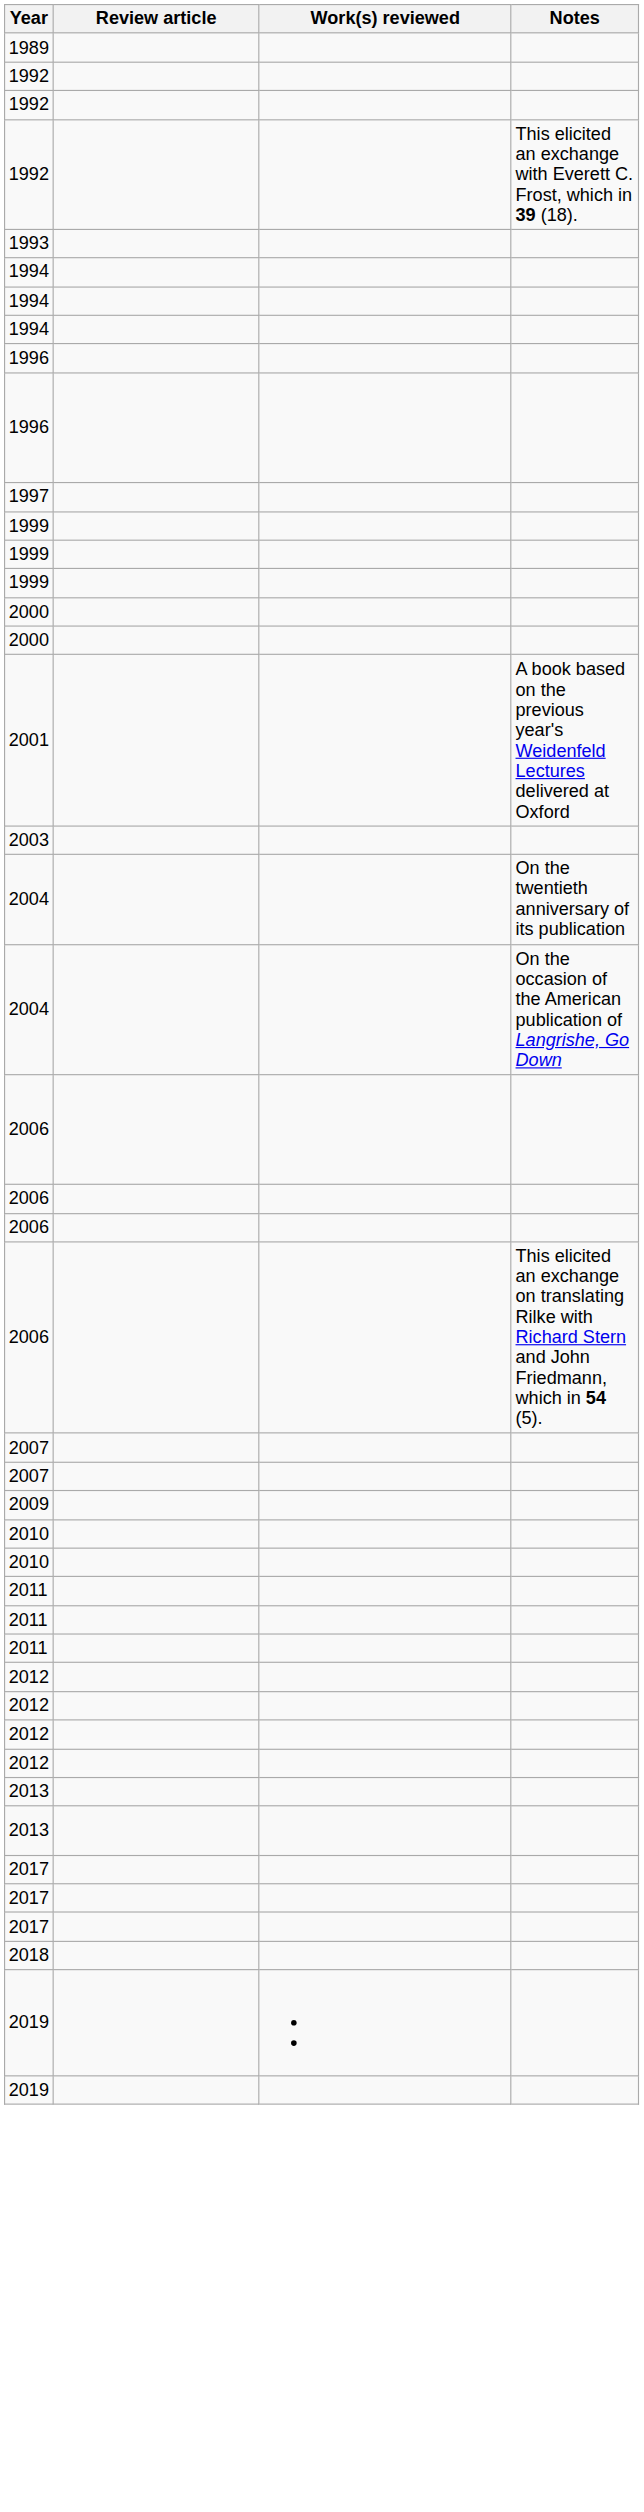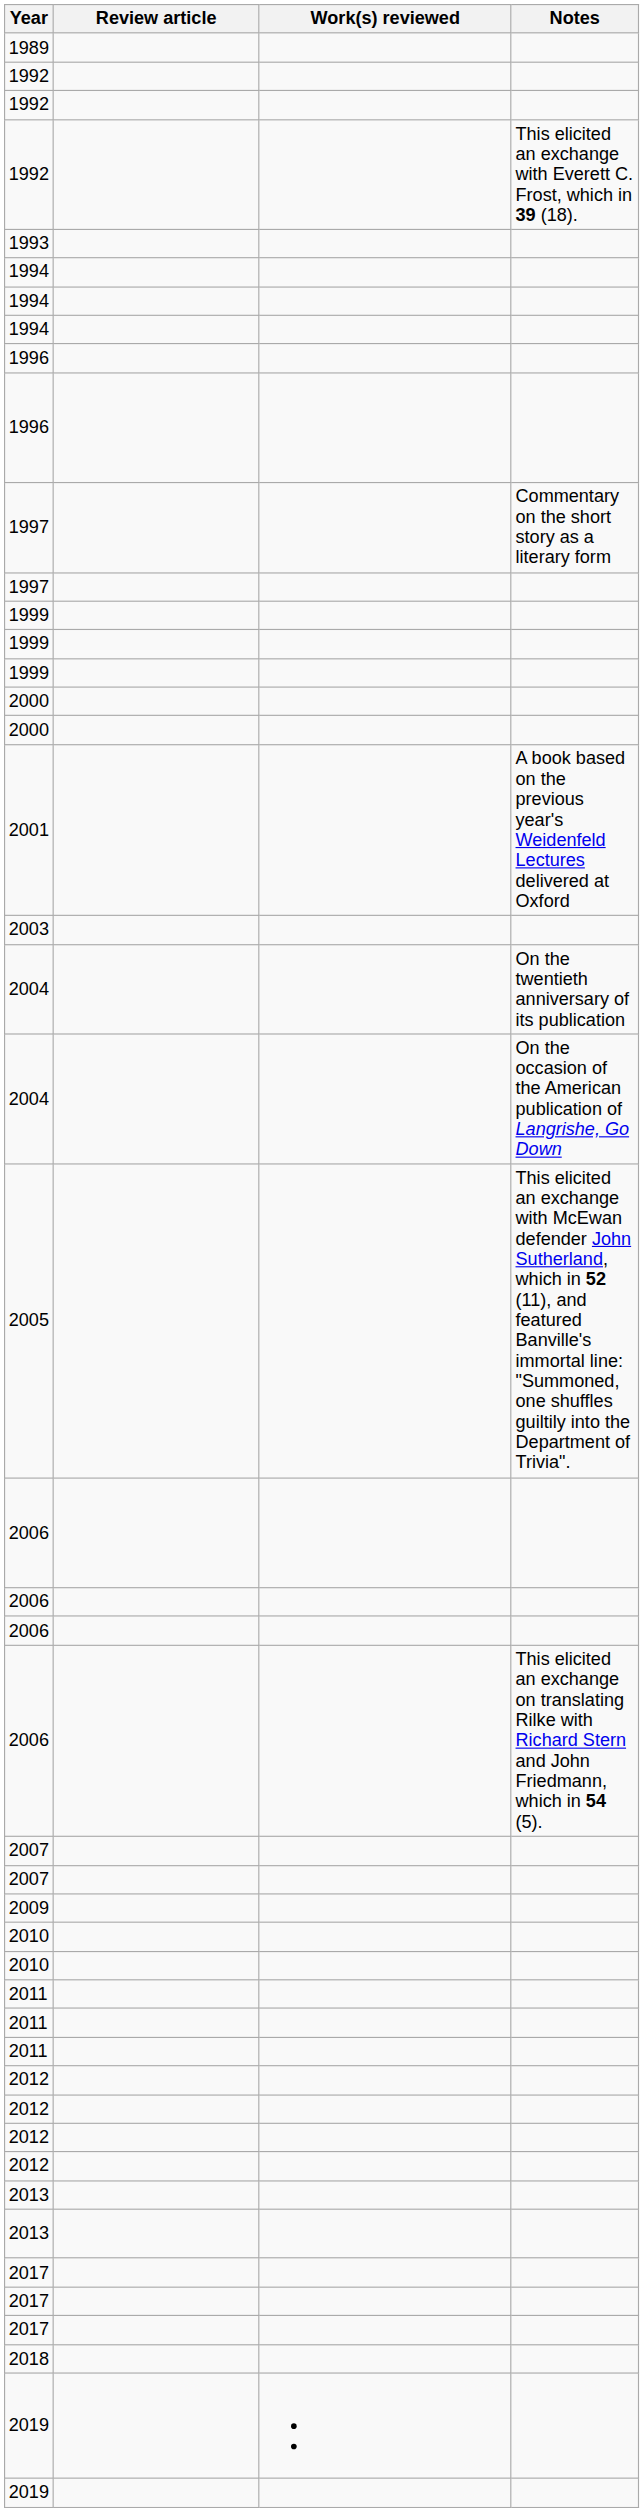+ row: (29, 527)
+ row: (29, 1320)
